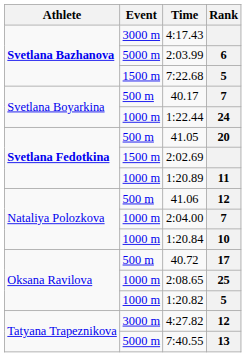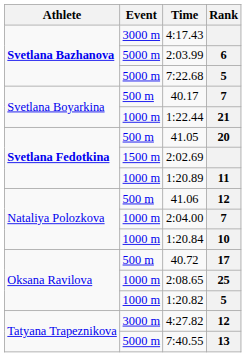(141, 76) 1500 m -> (141, 76) 5000 m
(224, 117) 24 -> (224, 117) 21
